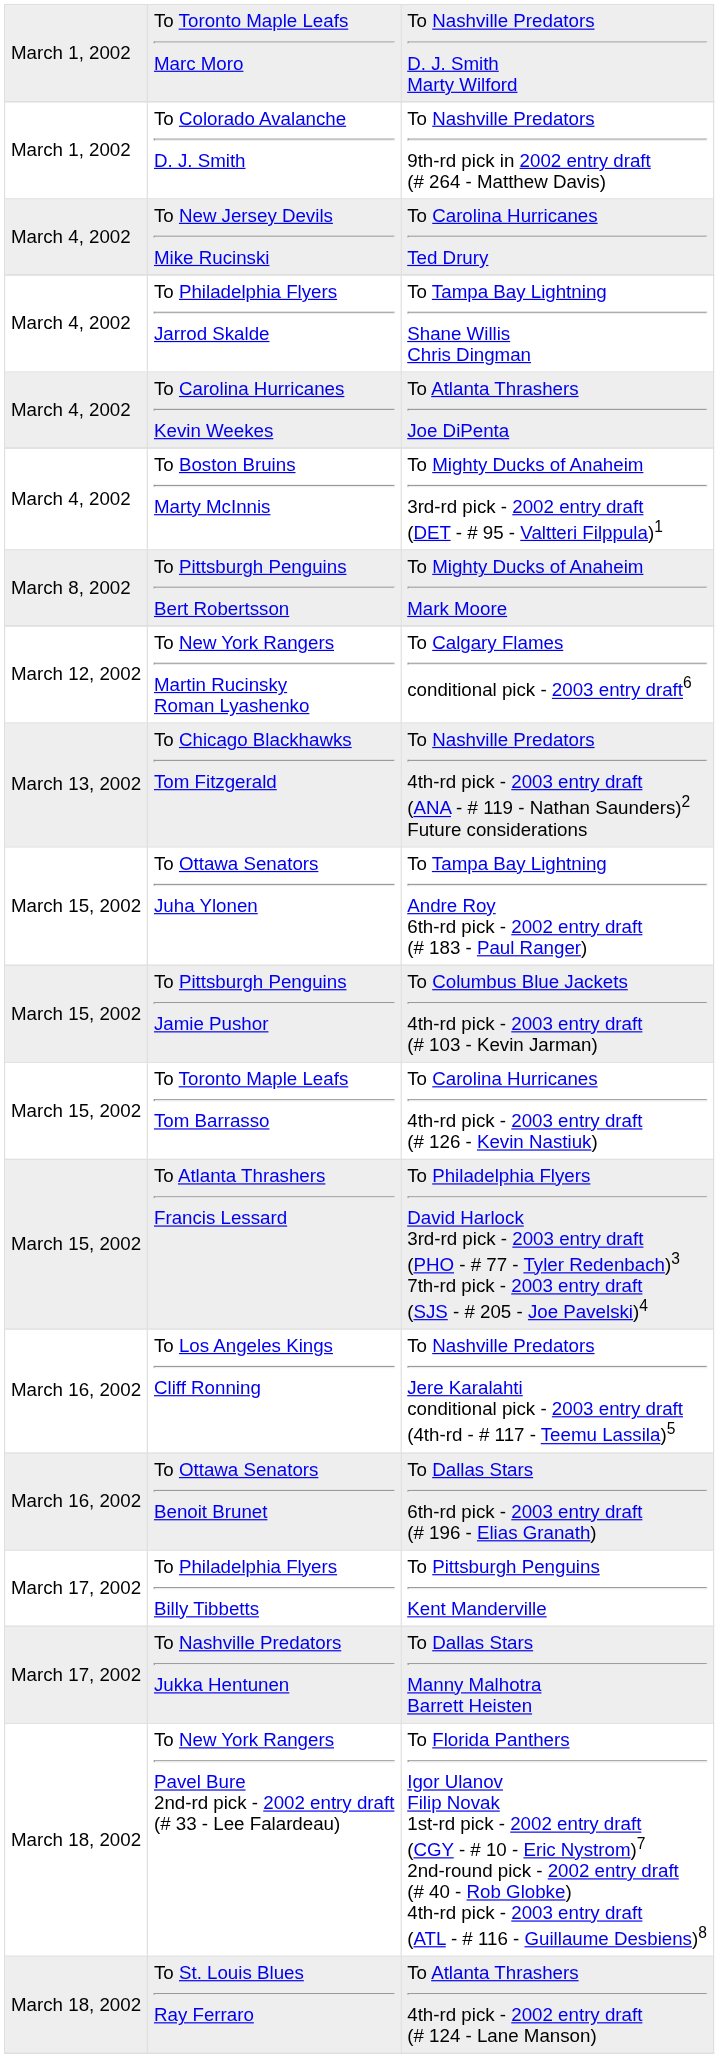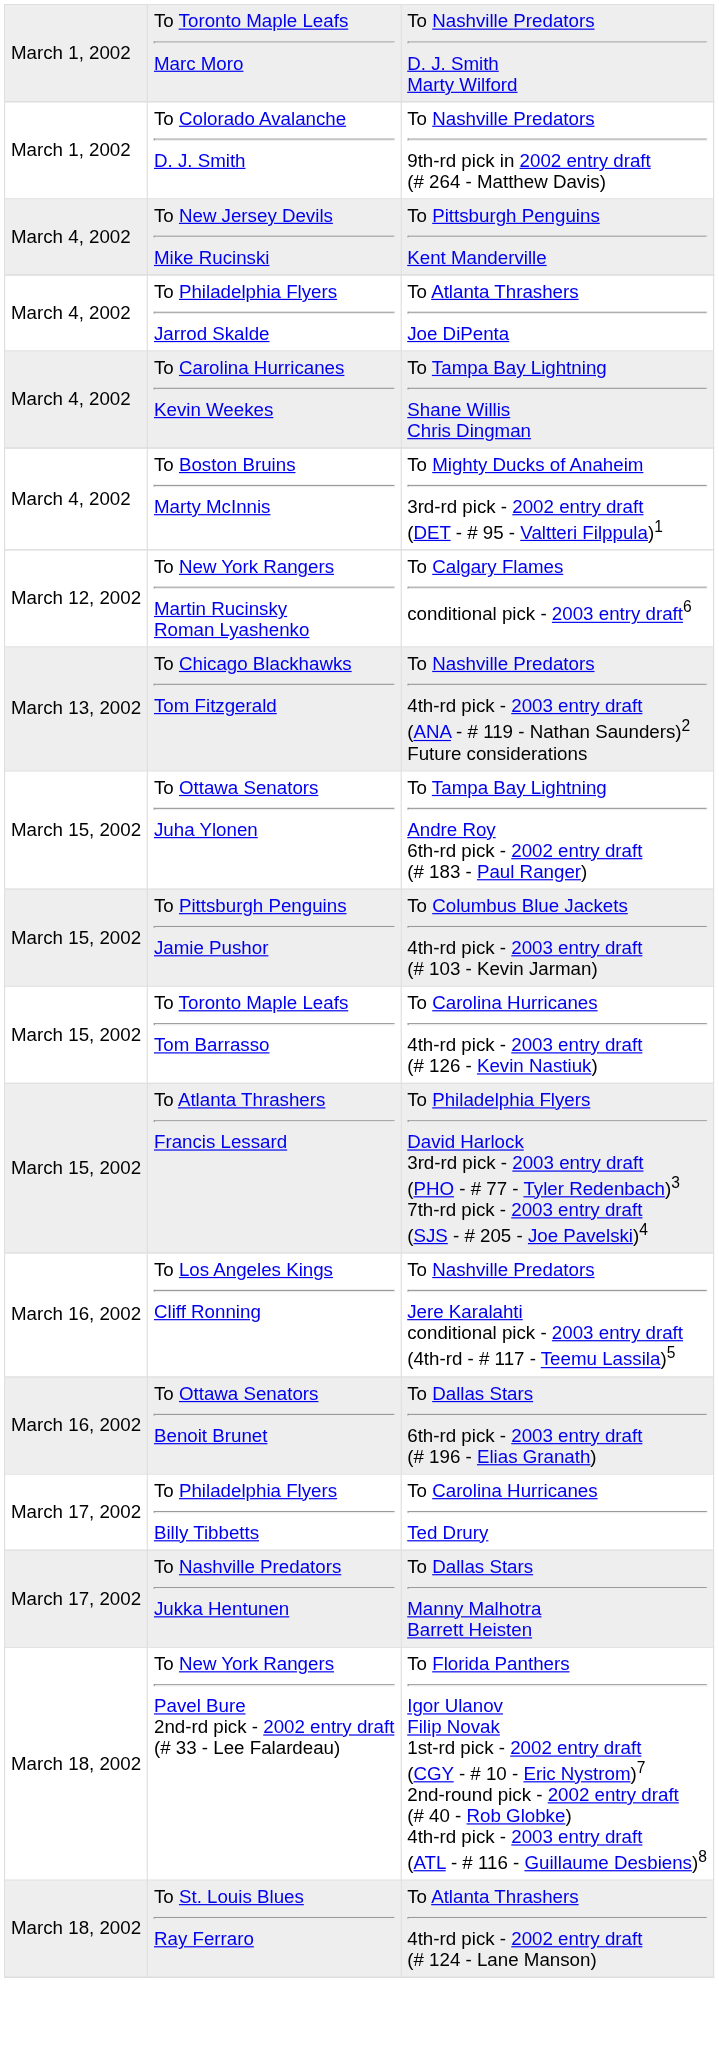(557, 236) To Carolina Hurricanes Ted Drury -> (557, 236) To Pittsburgh Penguins Kent Manderville
(557, 323) To Tampa Bay Lightning Shane Willis Chris Dingman -> (557, 312) To Atlanta Thrashers Joe DiPenta
(557, 409) To Atlanta Thrashers Joe DiPenta -> (557, 399) To Tampa Bay Lightning Shane Willis Chris Dingman
- row: (274, 588)
(557, 1587) To Pittsburgh Penguins Kent Manderville -> (557, 1511) To Carolina Hurricanes Ted Drury
